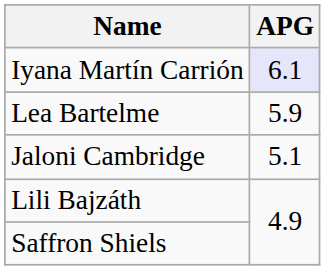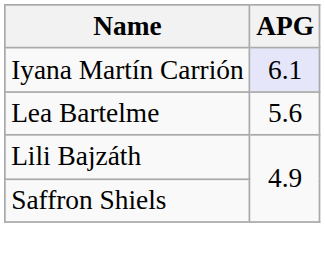(285, 112) 5.9 -> (285, 112) 5.6
- row: (108, 156)
